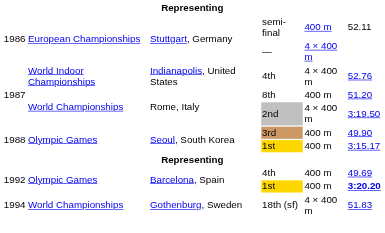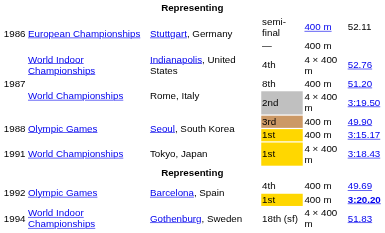(321, 51) 4 × 400 m -> (318, 46) 400 m
+ row: (179, 154)
(76, 205) World Championships -> (62, 218) World Indoor Championships
